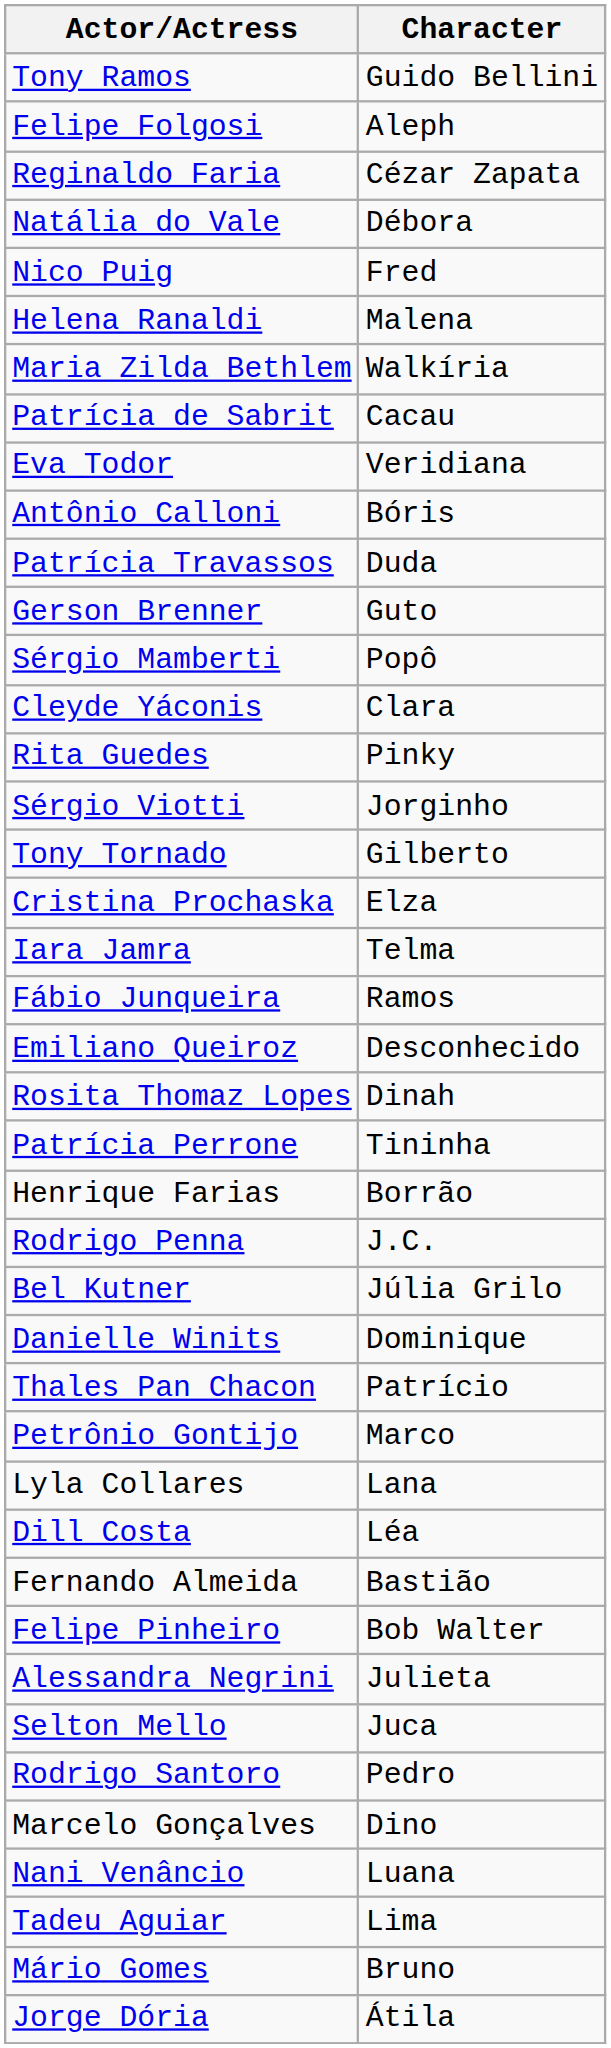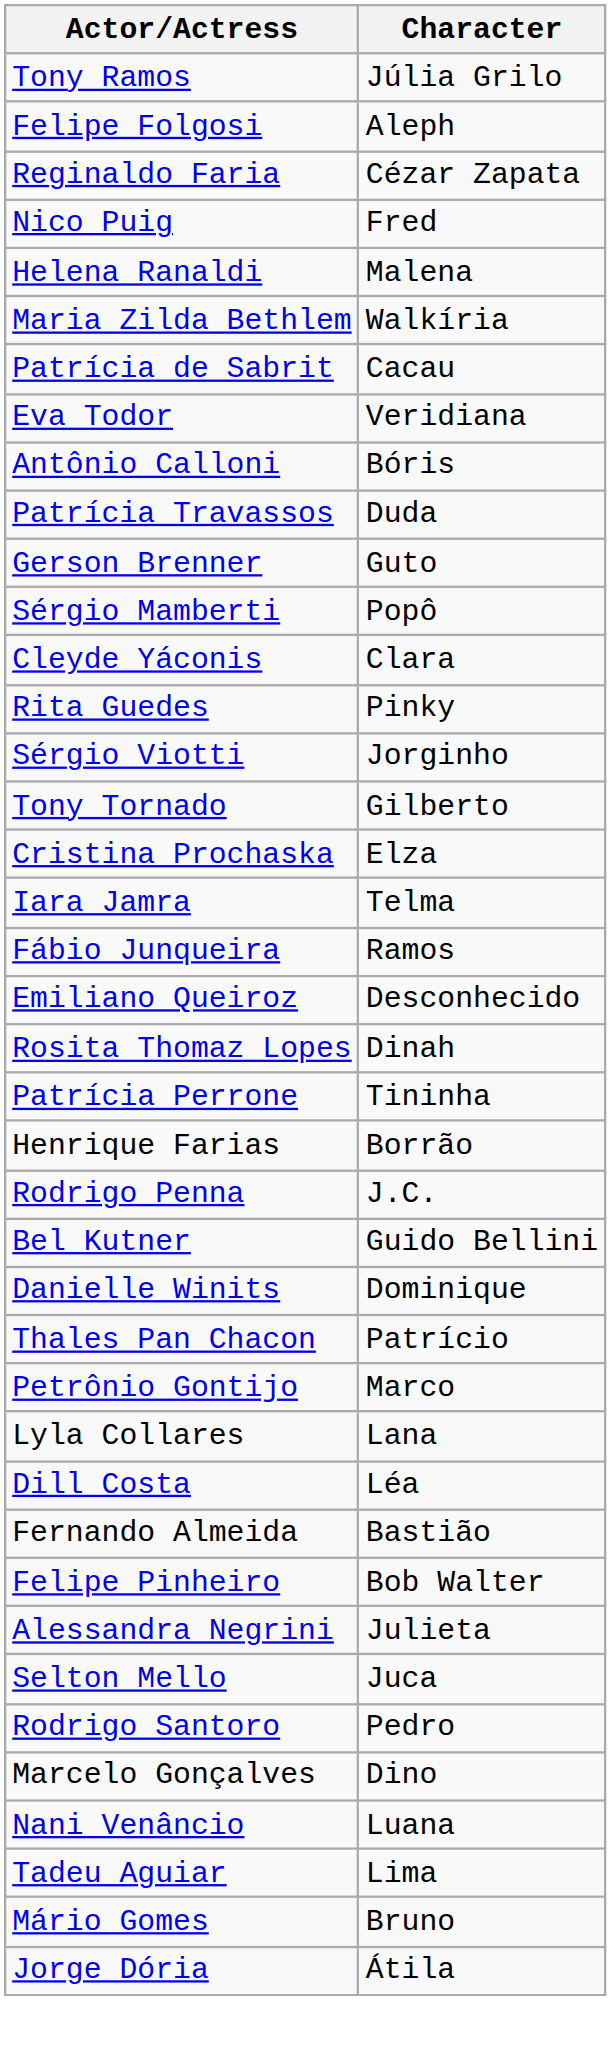(482, 78) Guido Bellini -> (464, 78) Júlia Grilo
- row: (146, 223)
(464, 1291) Júlia Grilo -> (482, 1242) Guido Bellini
